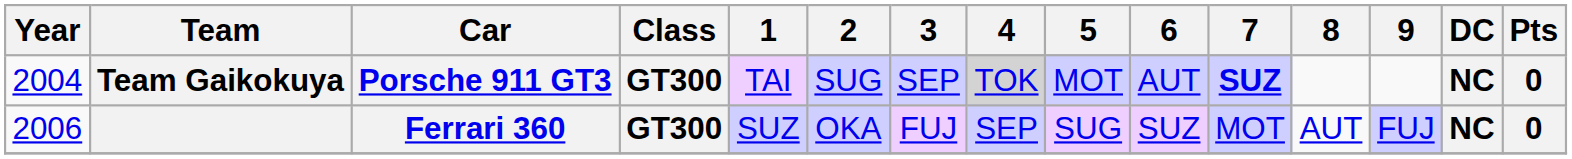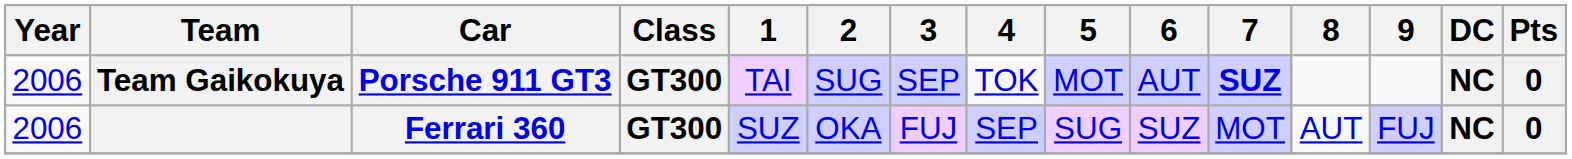(47, 80) 2004 -> (47, 80) 2006
(1007, 80) lightgrey background -> (1007, 80) no background
